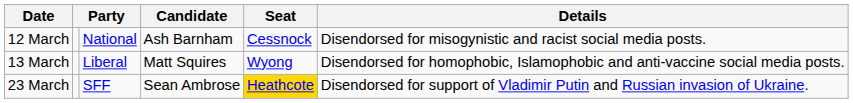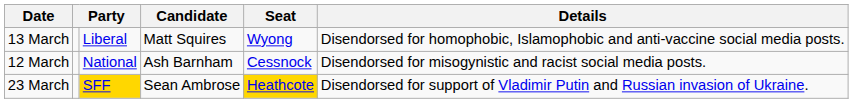rows swapped: (39, 39) <-> (39, 62)
(97, 86) no background -> (97, 86) gold background
